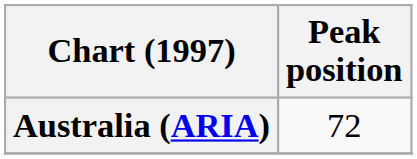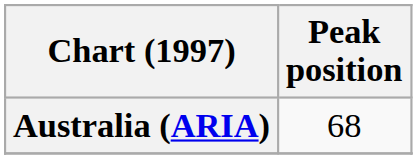(344, 125) 72 -> (344, 125) 68
